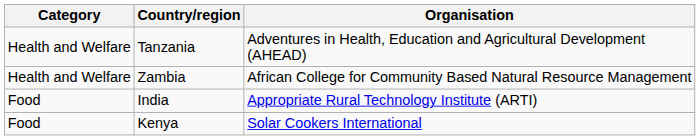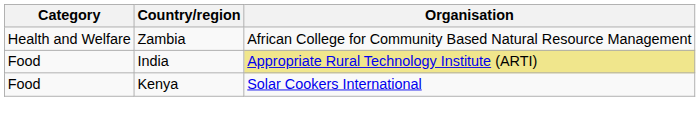- row: (166, 46)
(392, 100) no background -> (392, 61) khaki background
